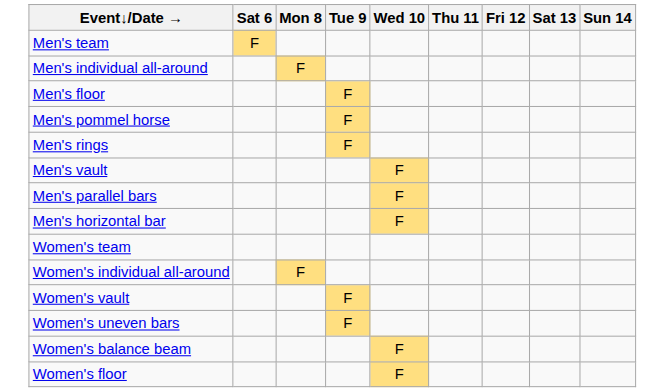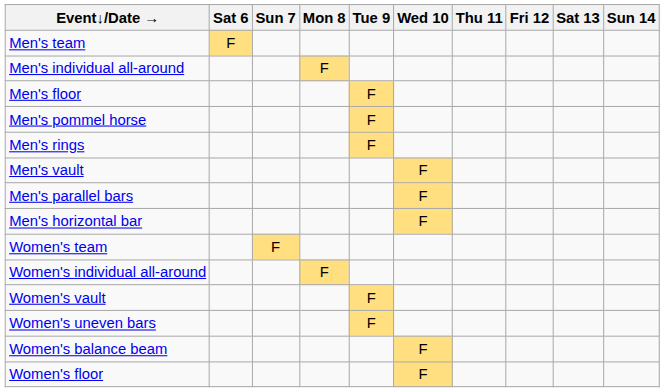+ column: (276, 17)
